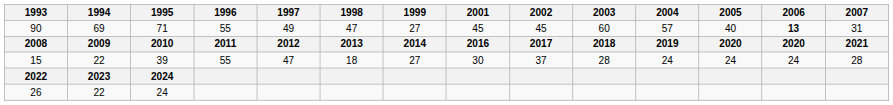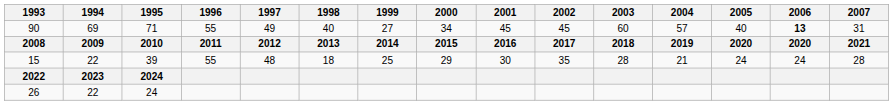+ column: (446, 13)
(352, 29) 47 -> (328, 29) 40
(288, 60) 47 -> (270, 60) 48
(415, 60) 27 -> (387, 60) 25
(541, 60) 37 -> (564, 60) 35
(667, 60) 24 -> (682, 60) 21
